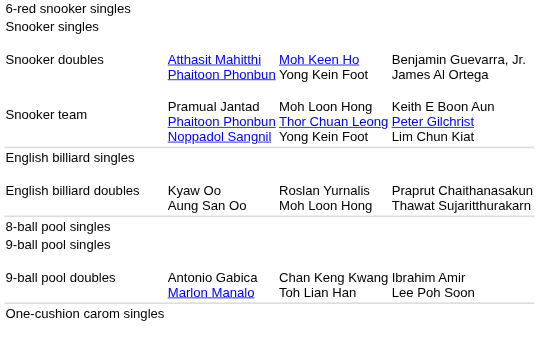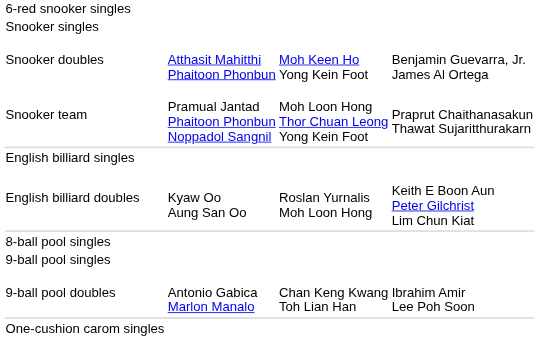(443, 122) Keith E Boon Aun Peter Gilchrist Lim Chun Kiat -> (462, 122) Praprut Chaithanasakun Thawat Sujaritthurakarn
(462, 198) Praprut Chaithanasakun Thawat Sujaritthurakarn -> (443, 205) Keith E Boon Aun Peter Gilchrist Lim Chun Kiat
